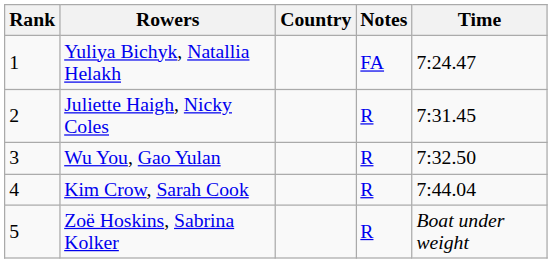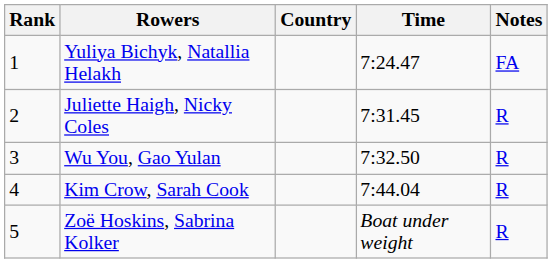columns swapped: (479, 20) <-> (384, 20)
